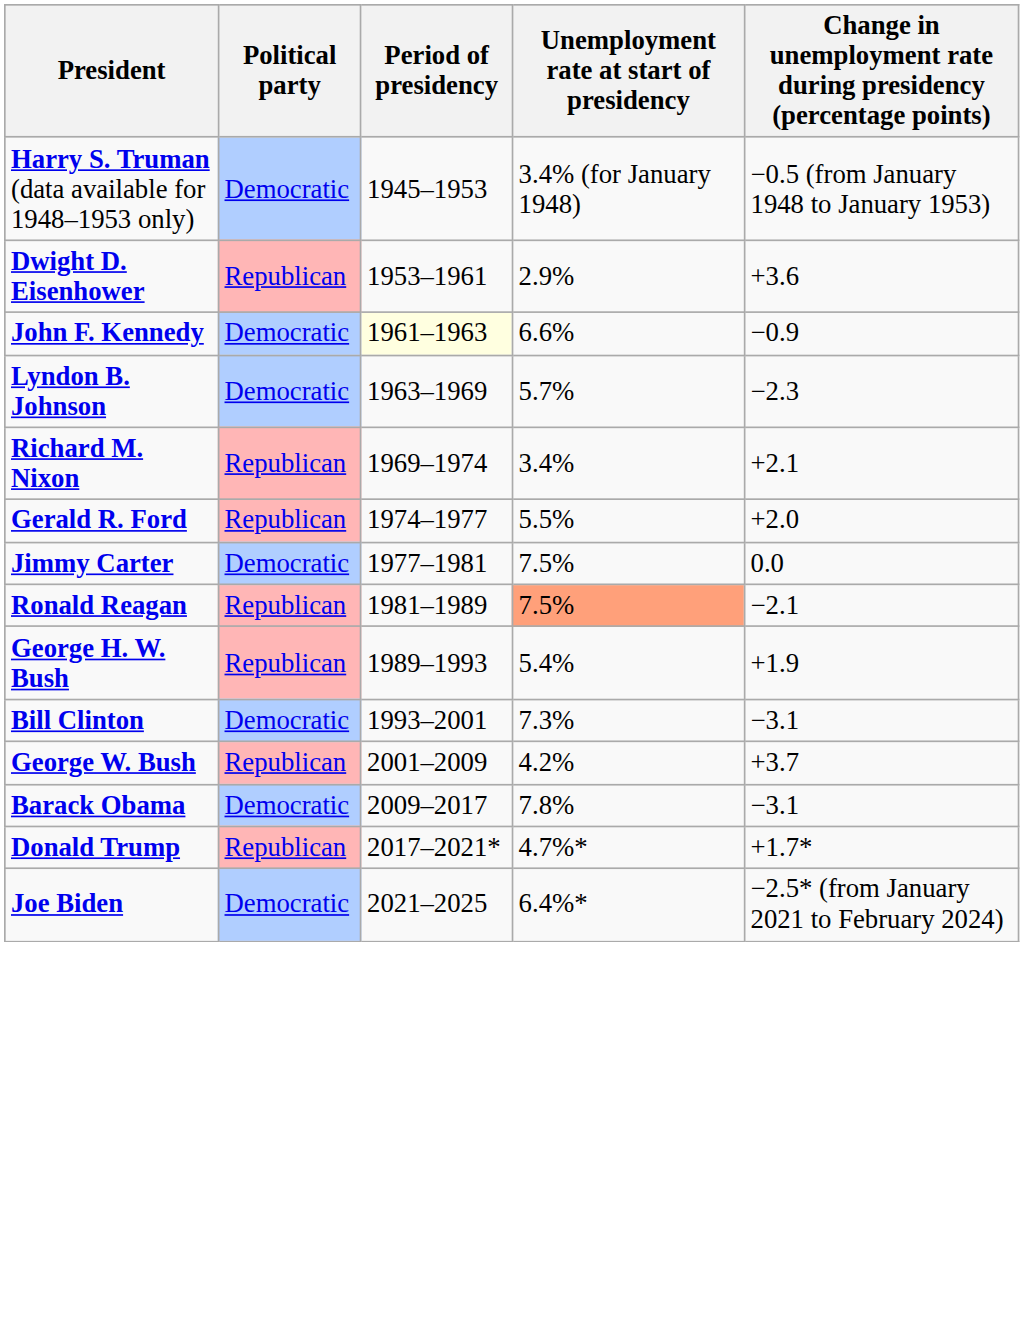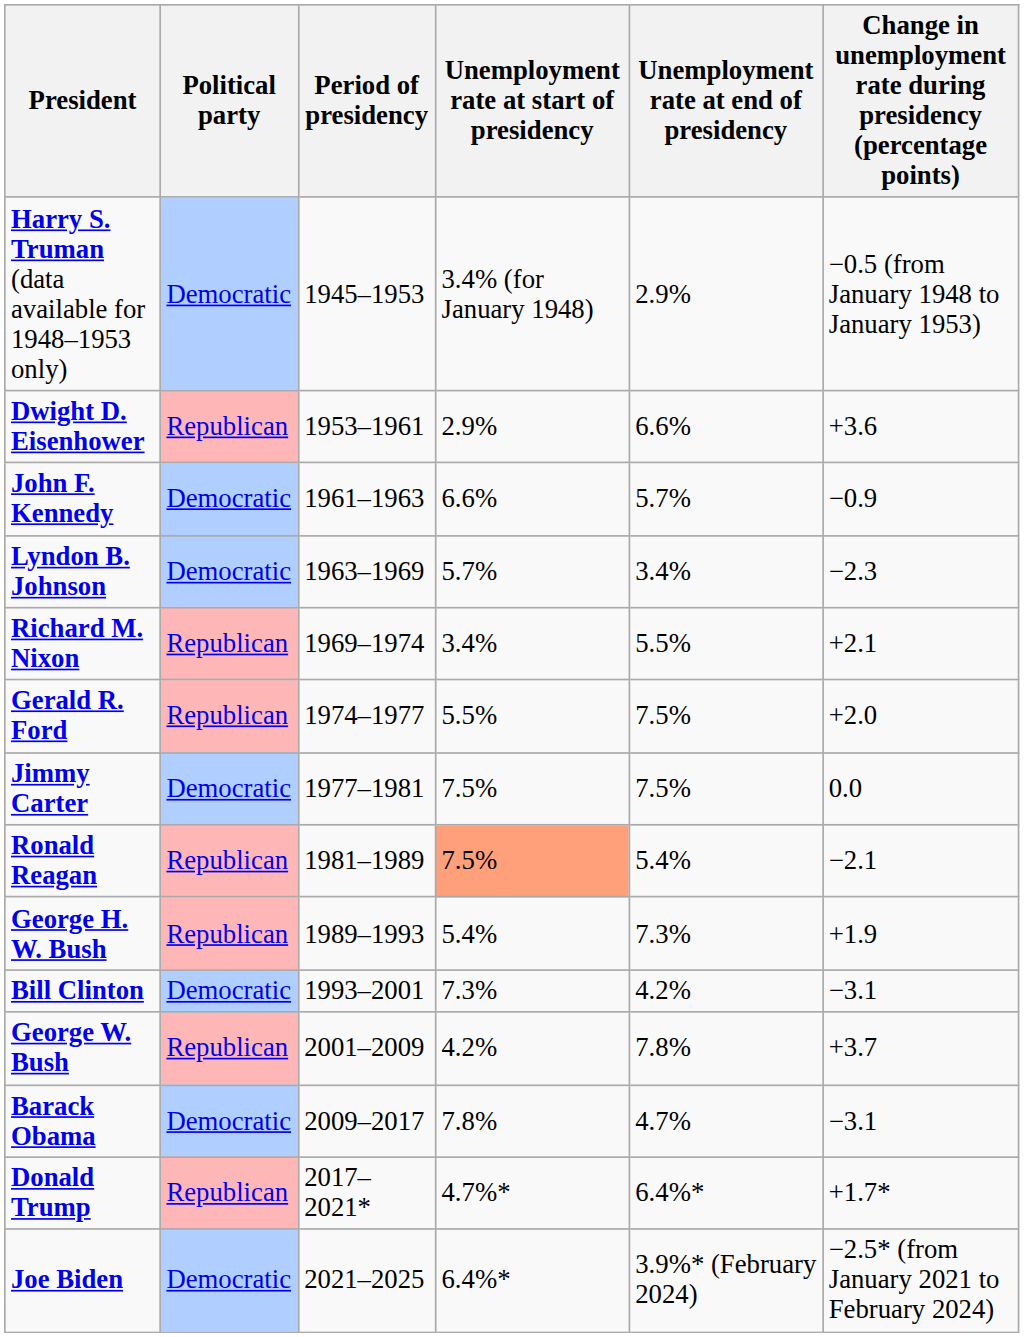+ column: (726, 100)
(427, 333) lightyellow background -> (364, 498) no background
